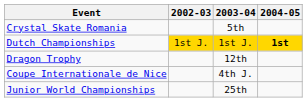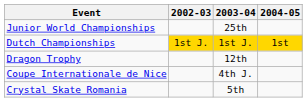rows swapped: (81, 89) <-> (67, 28)
(280, 43) bold -> (280, 43) normal
